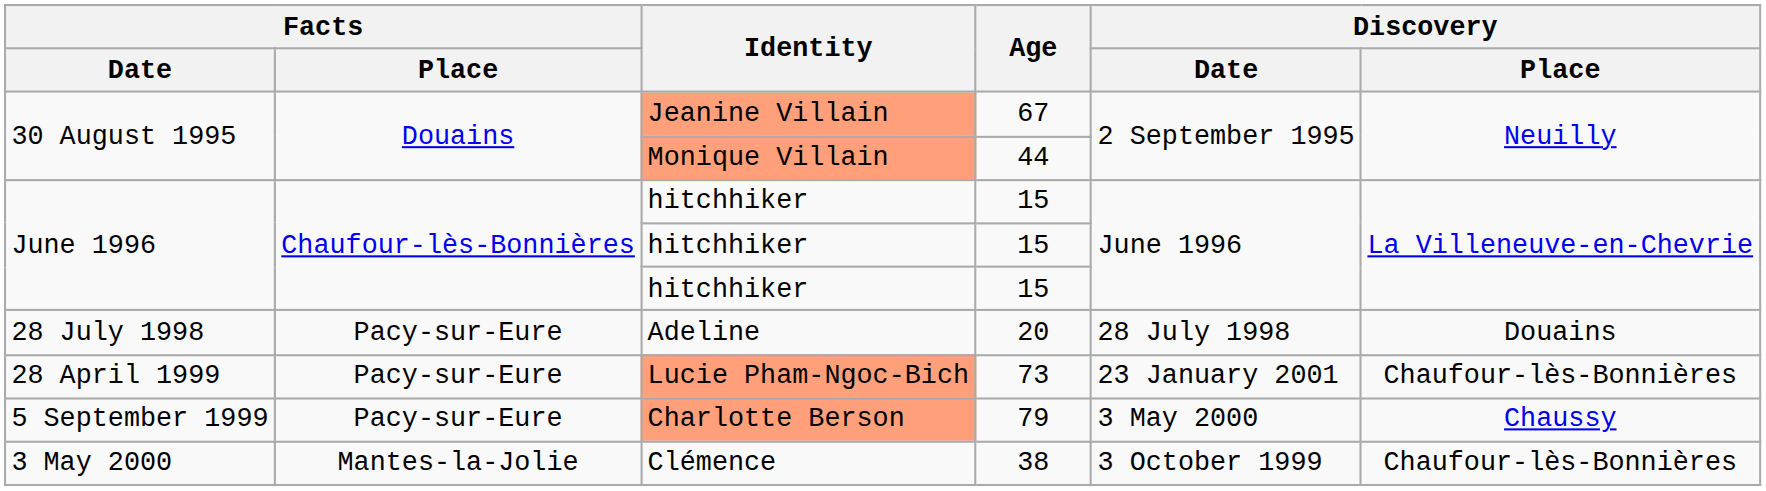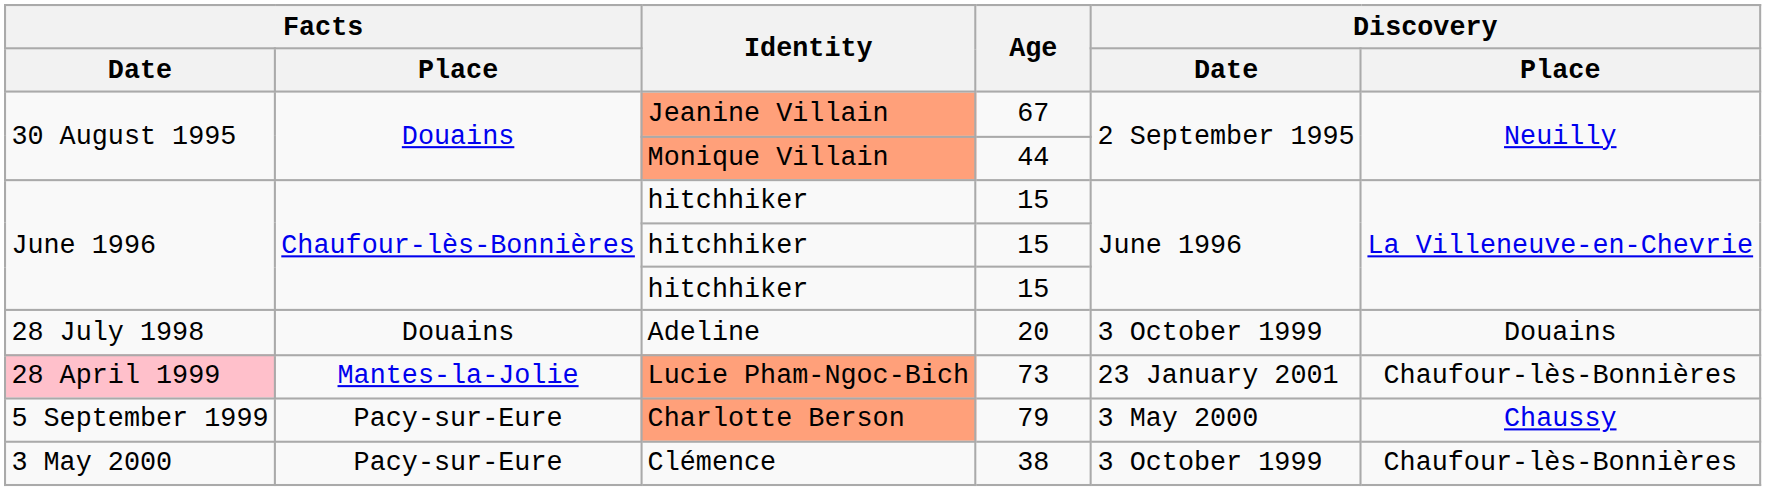(458, 332) Pacy-sur-Eure -> (458, 332) Douains
(1194, 332) 28 July 1998 -> (1210, 332) 3 October 1999
(116, 376) no background -> (116, 376) pink background
(458, 376) Pacy-sur-Eure -> (458, 376) Mantes-la-Jolie
(458, 463) Mantes-la-Jolie -> (458, 463) Pacy-sur-Eure
